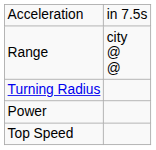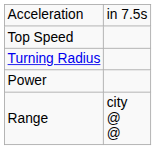rows swapped: (41, 133) <-> (28, 52)
